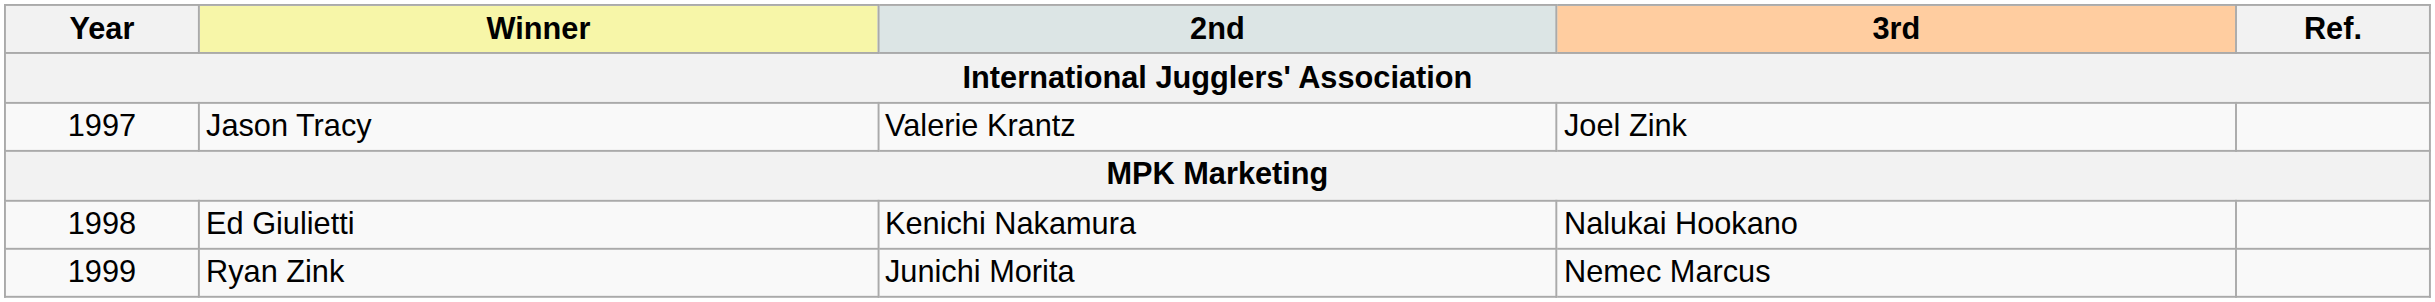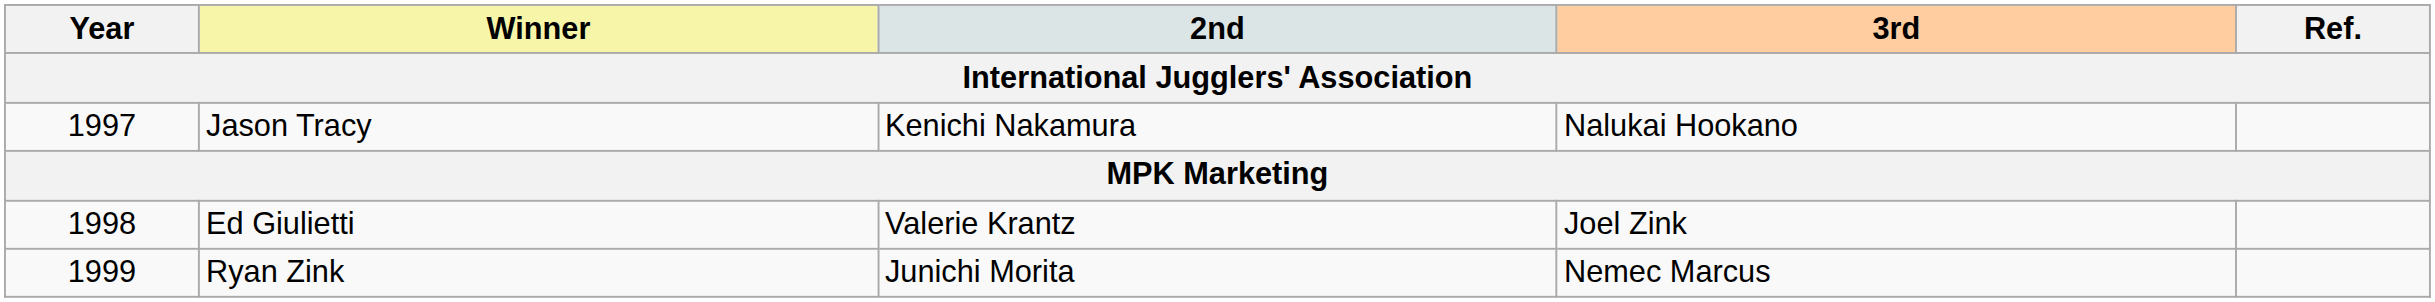(980, 126) Valerie Krantz -> (1011, 126) Kenichi Nakamura
(1625, 126) Joel Zink -> (1681, 126) Nalukai Hookano
(1011, 223) Kenichi Nakamura -> (980, 223) Valerie Krantz
(1681, 223) Nalukai Hookano -> (1625, 223) Joel Zink
